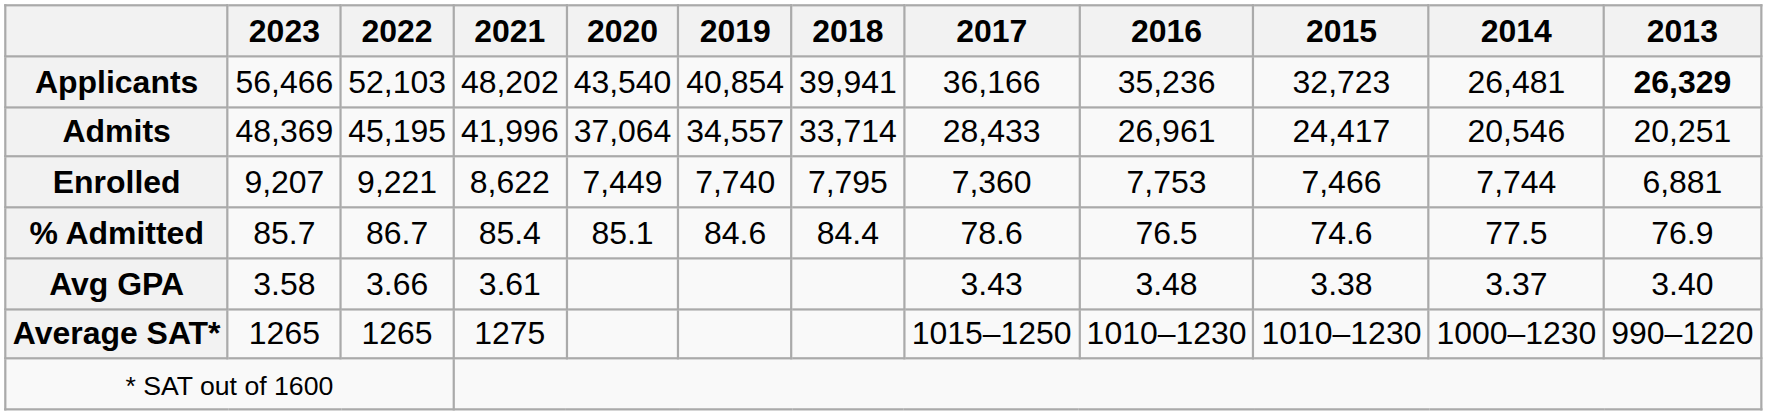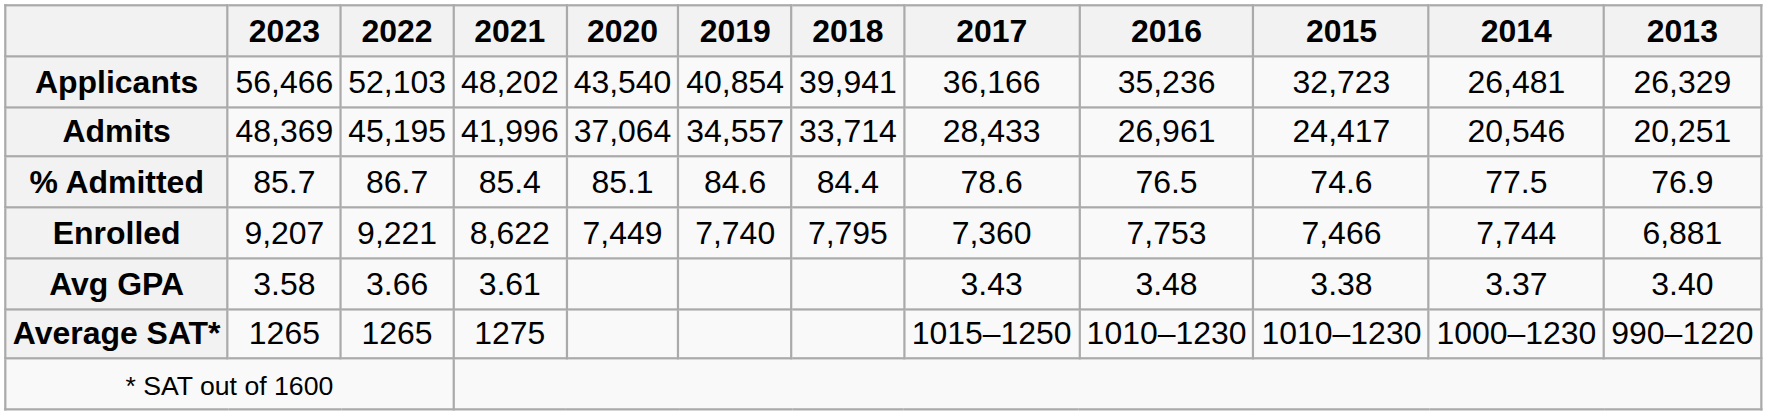(1682, 81) bold -> (1682, 81) normal
rows swapped: (117, 233) <-> (117, 182)
